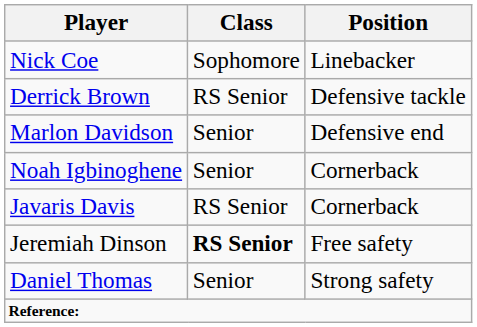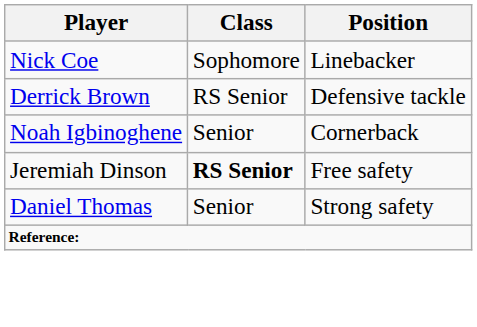- row: (92, 133)
- row: (72, 206)
